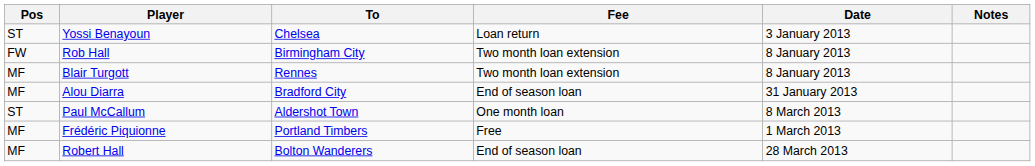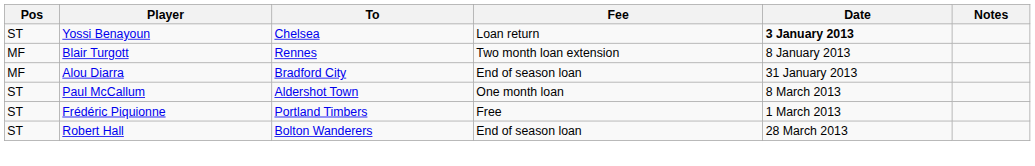(808, 34) normal -> (810, 34) bold
- row: (86, 53)
(16, 131) MF -> (15, 112) ST
(16, 151) MF -> (15, 131) ST
